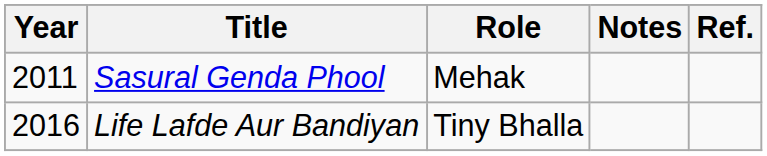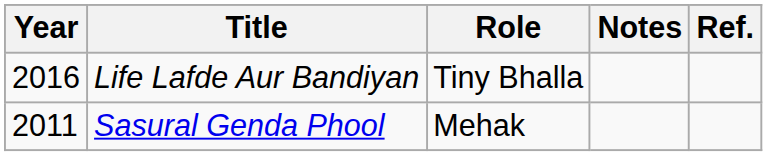rows swapped: (239, 77) <-> (257, 125)
